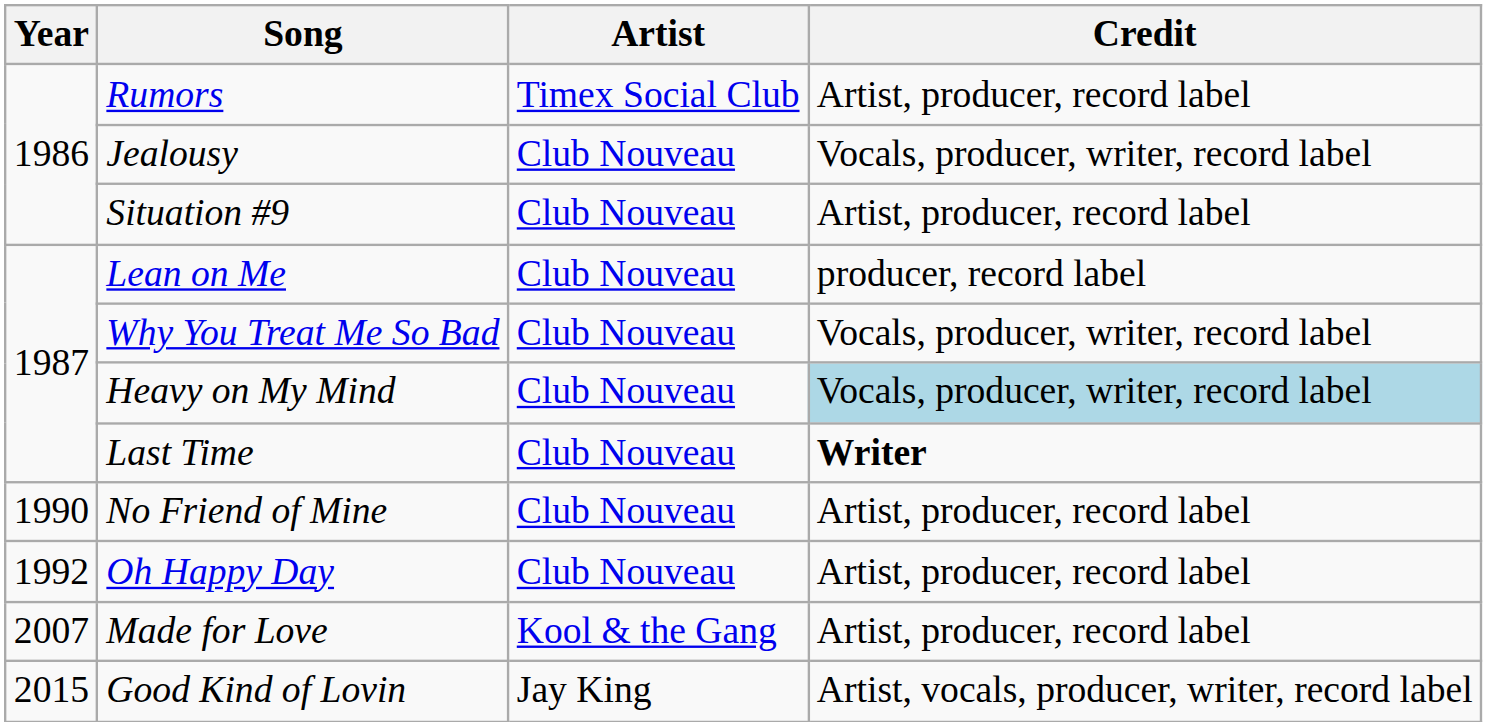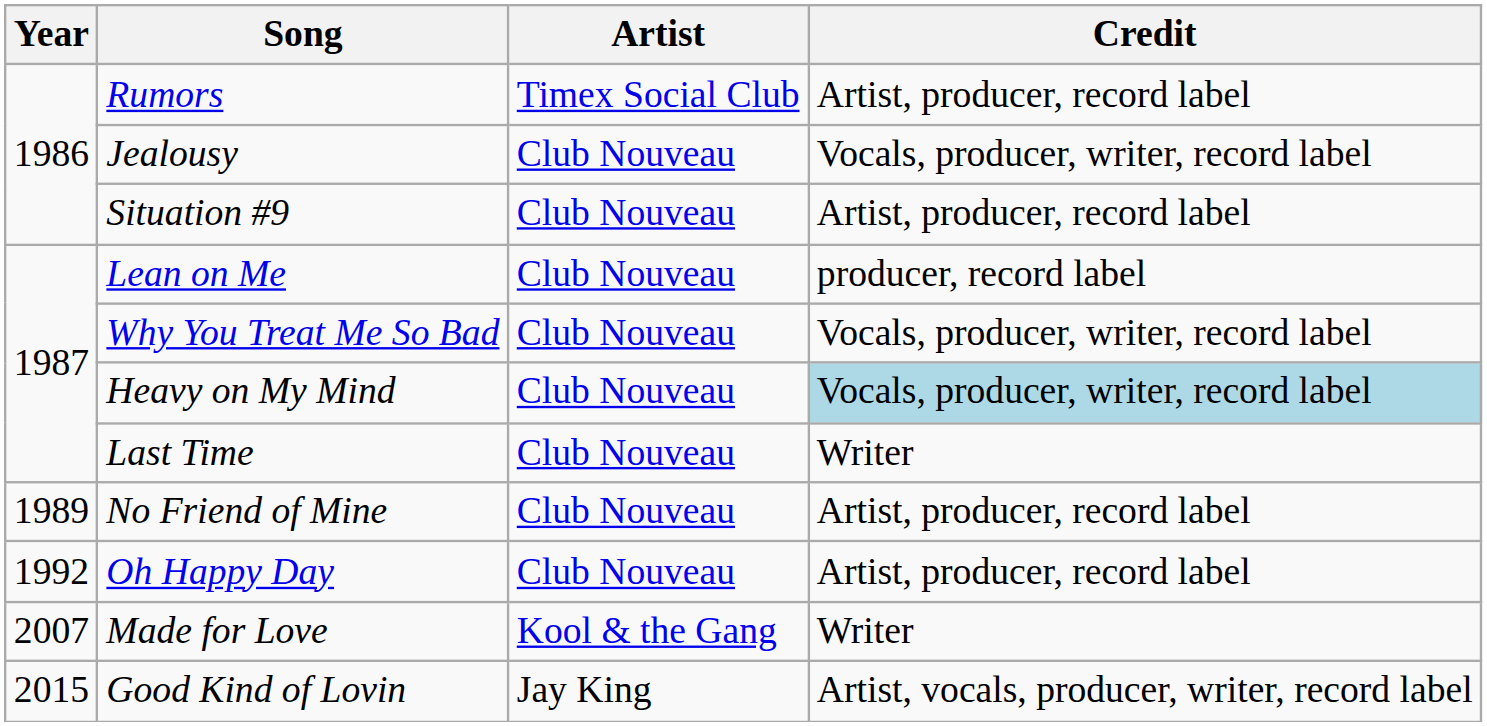(872, 451) bold -> (865, 451) normal
(51, 511) 1990 -> (51, 511) 1989
(1034, 630) Artist, producer, record label -> (865, 630) Writer
